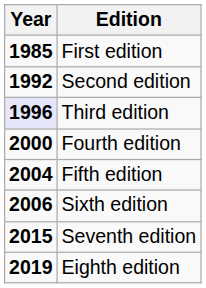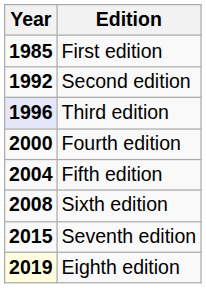(31, 205) 2006 -> (31, 205) 2008
(31, 267) no background -> (31, 267) lightyellow background
